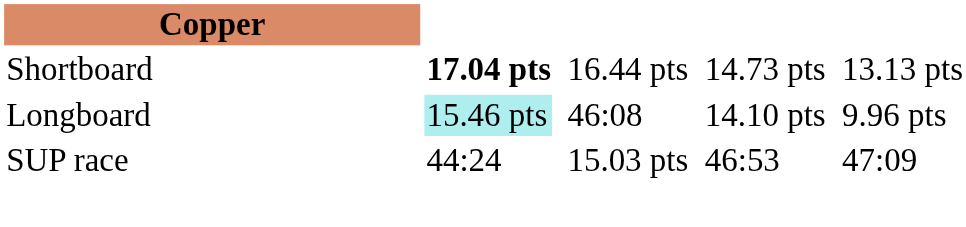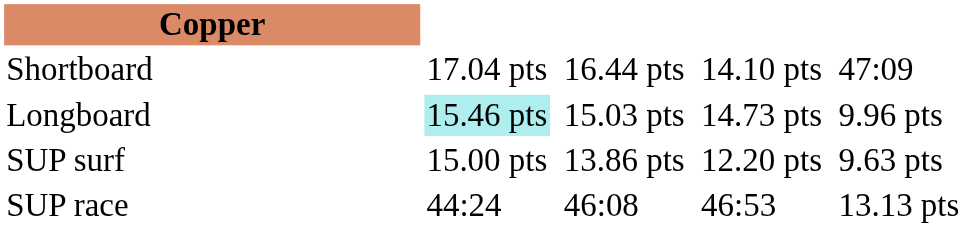(489, 69) bold -> (487, 69) normal
(765, 69) 14.73 pts -> (762, 69) 14.10 pts
(903, 69) 13.13 pts -> (876, 69) 47:09
(605, 114) 46:08 -> (624, 114) 15.03 pts
(765, 114) 14.10 pts -> (762, 114) 14.73 pts
+ row: (66, 160)
(628, 160) 15.03 pts -> (601, 205) 46:08
(880, 160) 47:09 -> (899, 205) 13.13 pts
